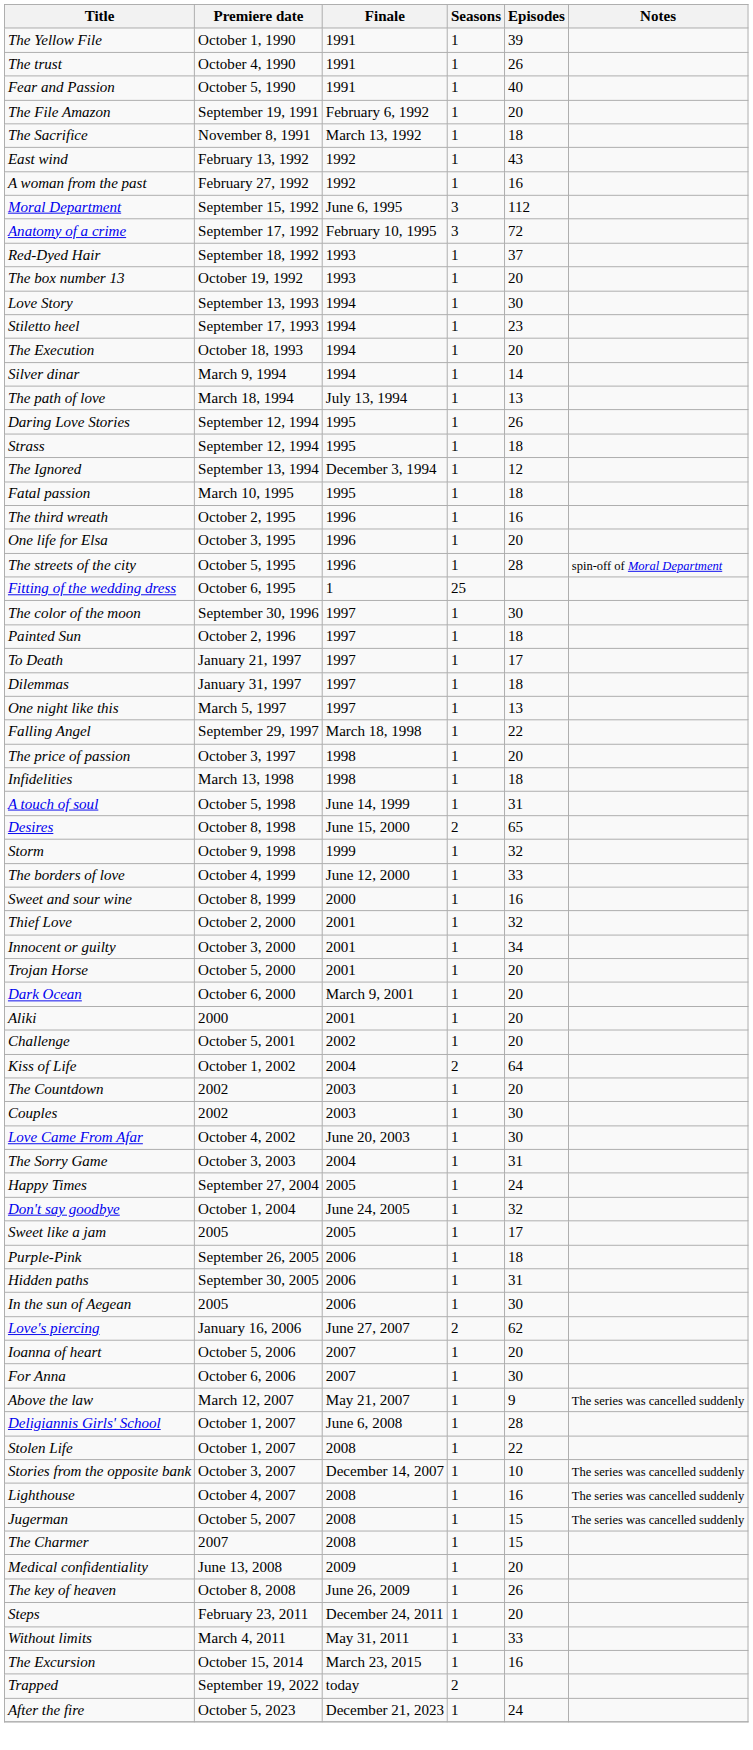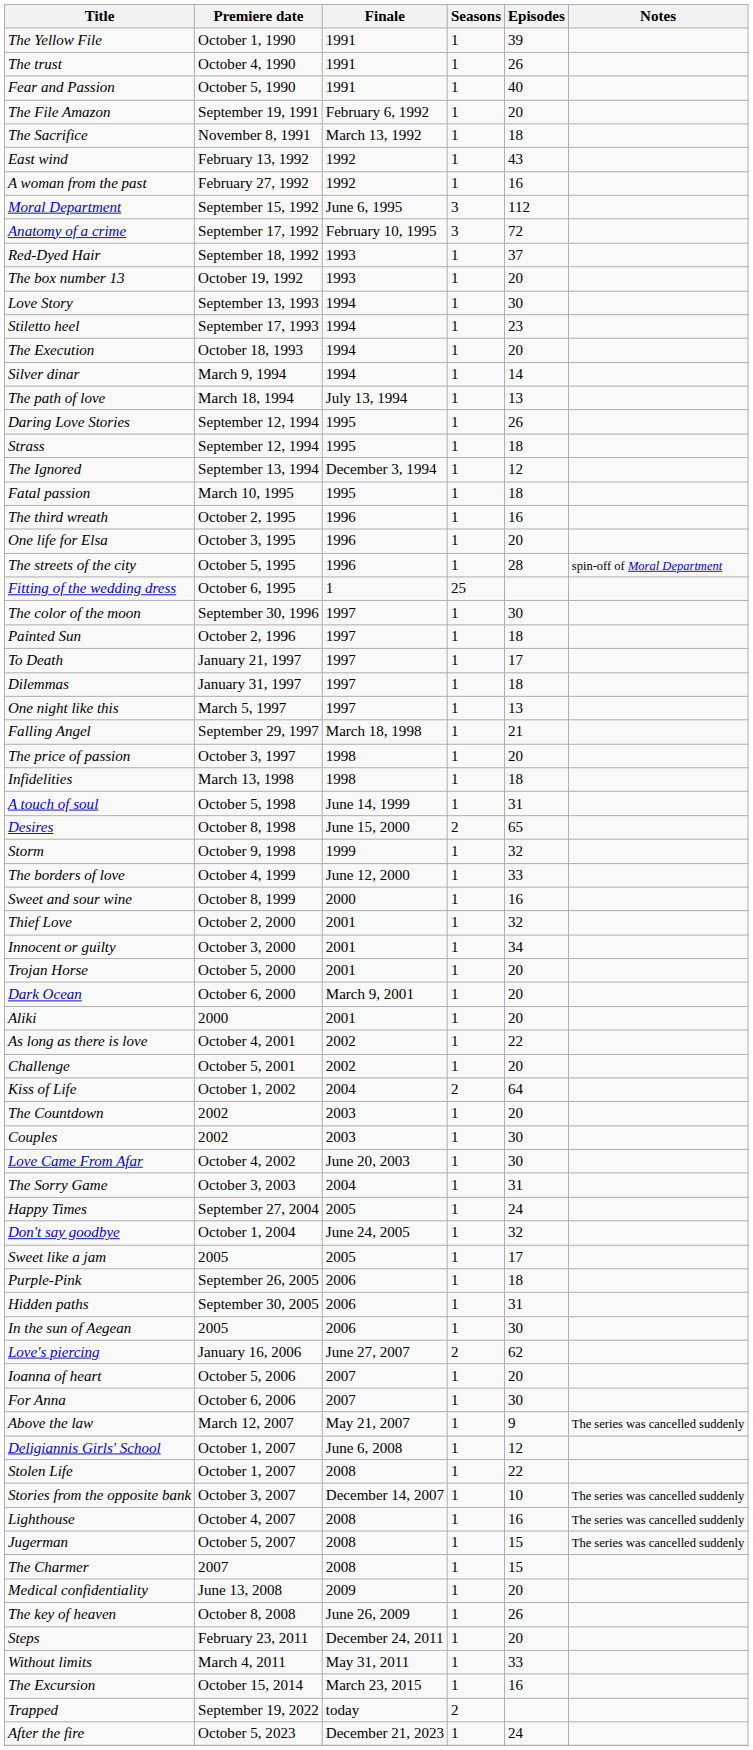(516, 732) 22 -> (516, 732) 21
+ row: (78, 1042)
(516, 1423) 28 -> (516, 1447) 12
